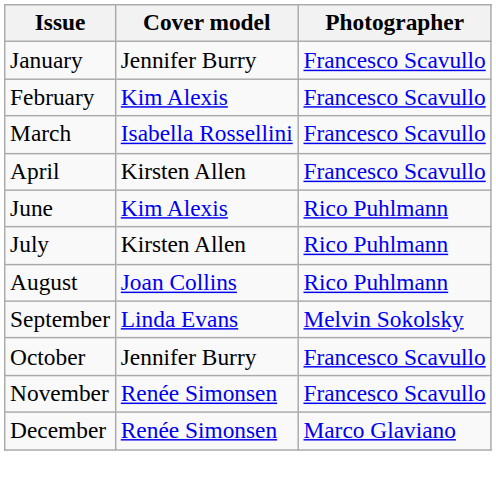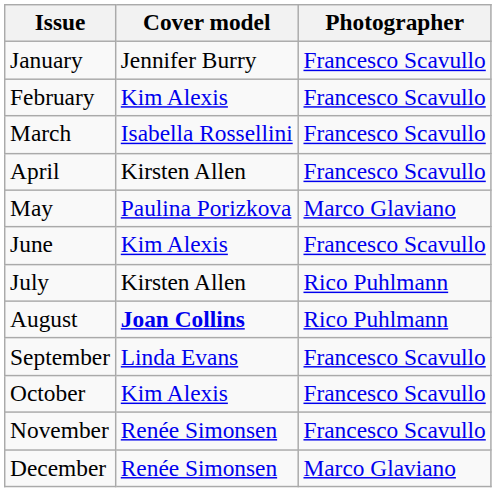+ row: (32, 208)
(376, 208) Rico Puhlmann -> (395, 245) Francesco Scavullo
(179, 282) normal -> (183, 319) bold
(384, 319) Melvin Sokolsky -> (395, 356) Francesco Scavullo
(189, 356) Jennifer Burry -> (174, 393) Kim Alexis
